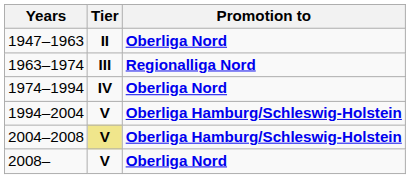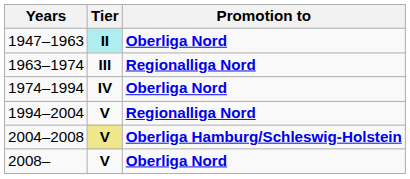(105, 40) no background -> (105, 40) paleturquoise background
(264, 112) Oberliga Hamburg/Schleswig-Holstein -> (191, 112) Regionalliga Nord
